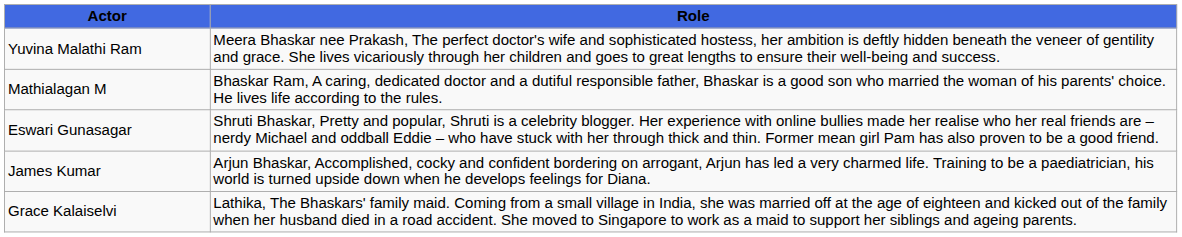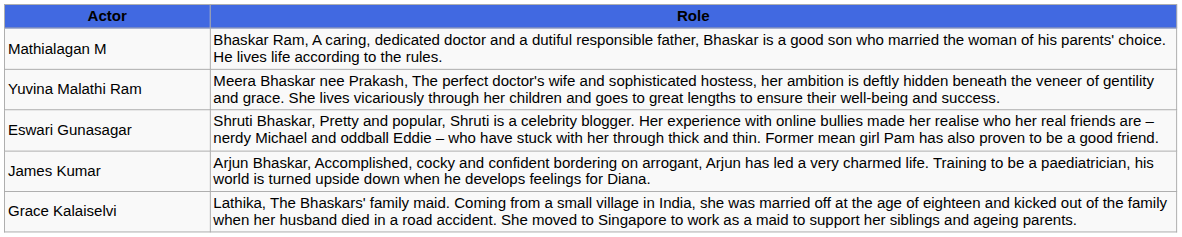rows swapped: (57, 89) <-> (75, 48)
